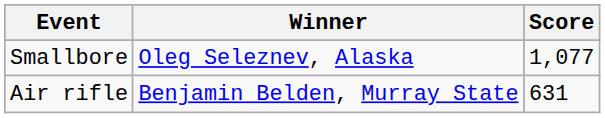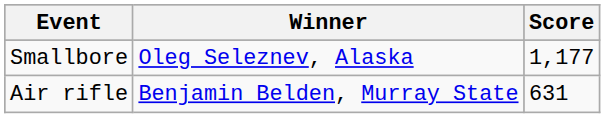(562, 58) 1,077 -> (562, 58) 1,177
